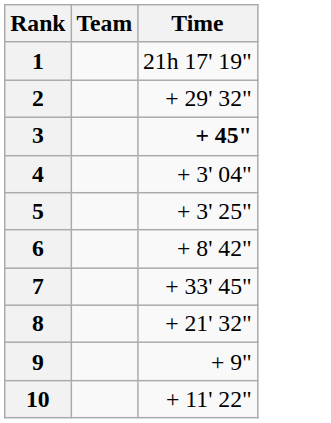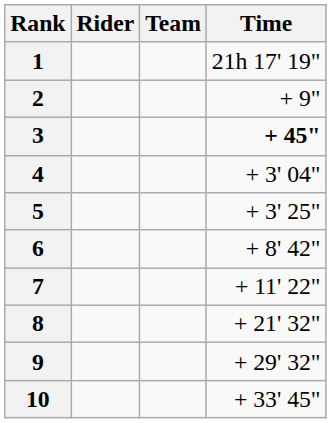+ column: (105, 23)
(208, 98) + 29' 32" -> (300, 98) + 9"
(208, 286) + 33' 45" -> (278, 286) + 11' 22"
(231, 361) + 9" -> (277, 361) + 29' 32"
(209, 398) + 11' 22" -> (277, 398) + 33' 45"
